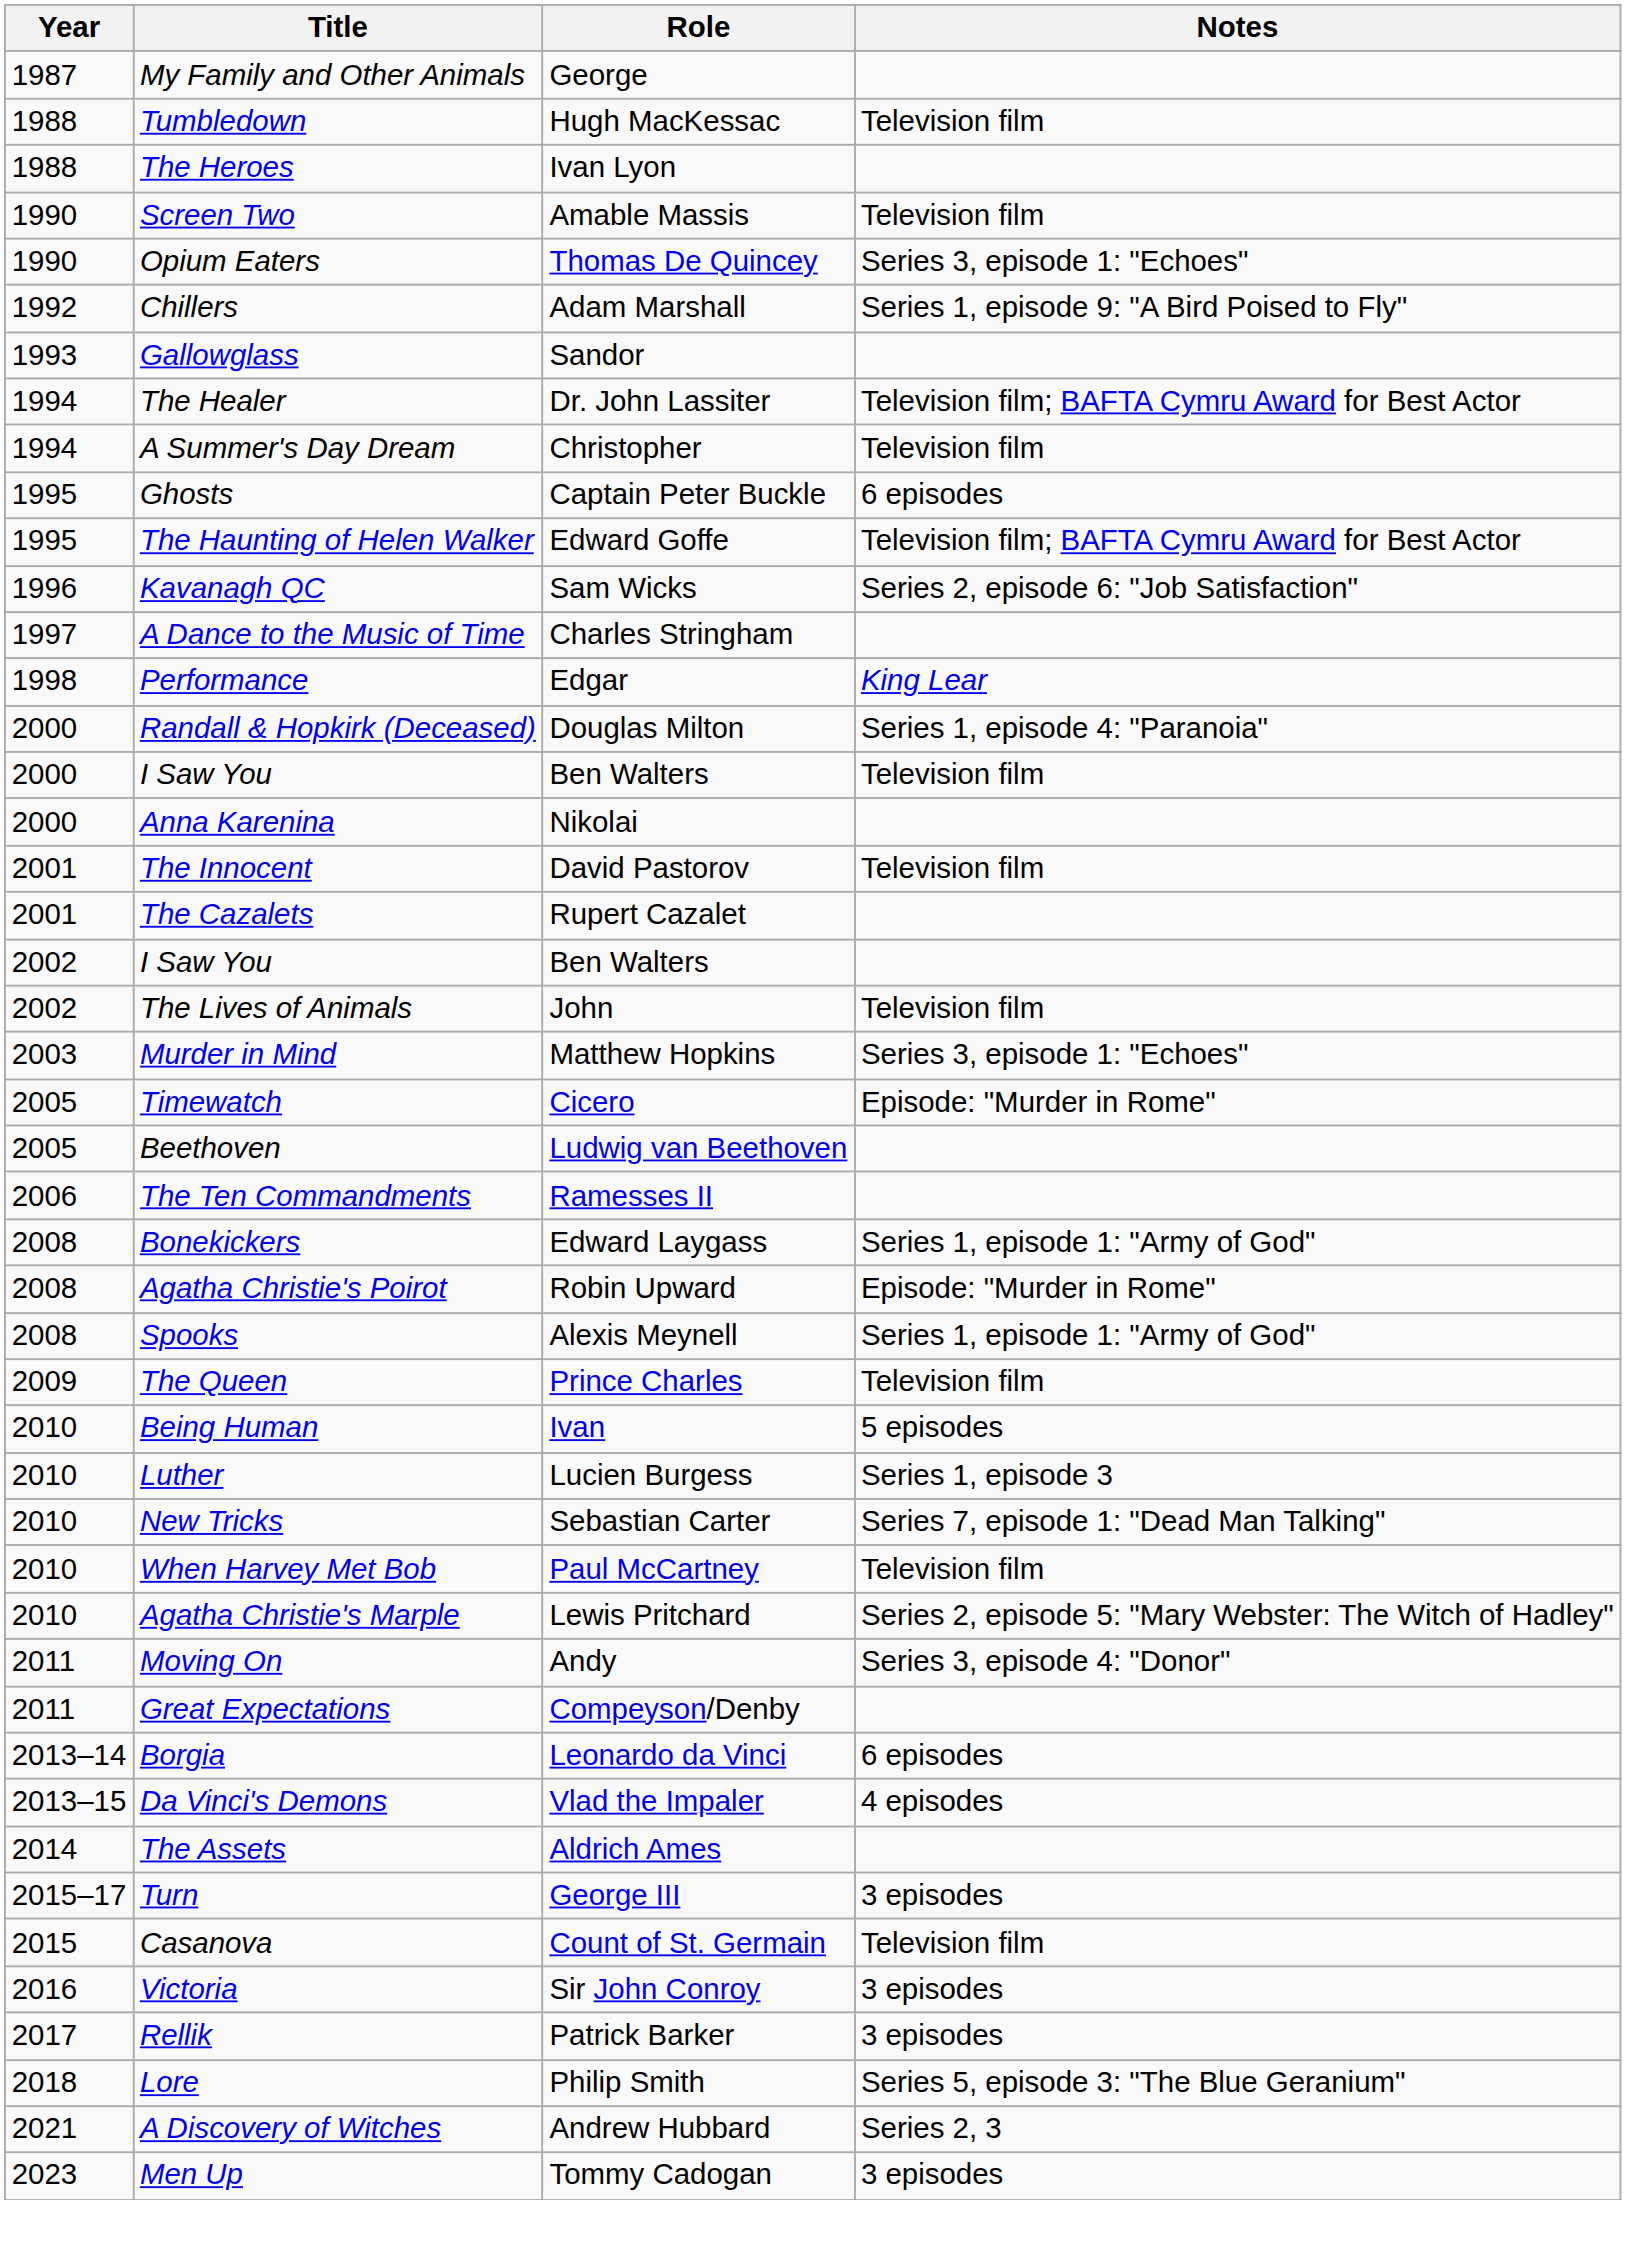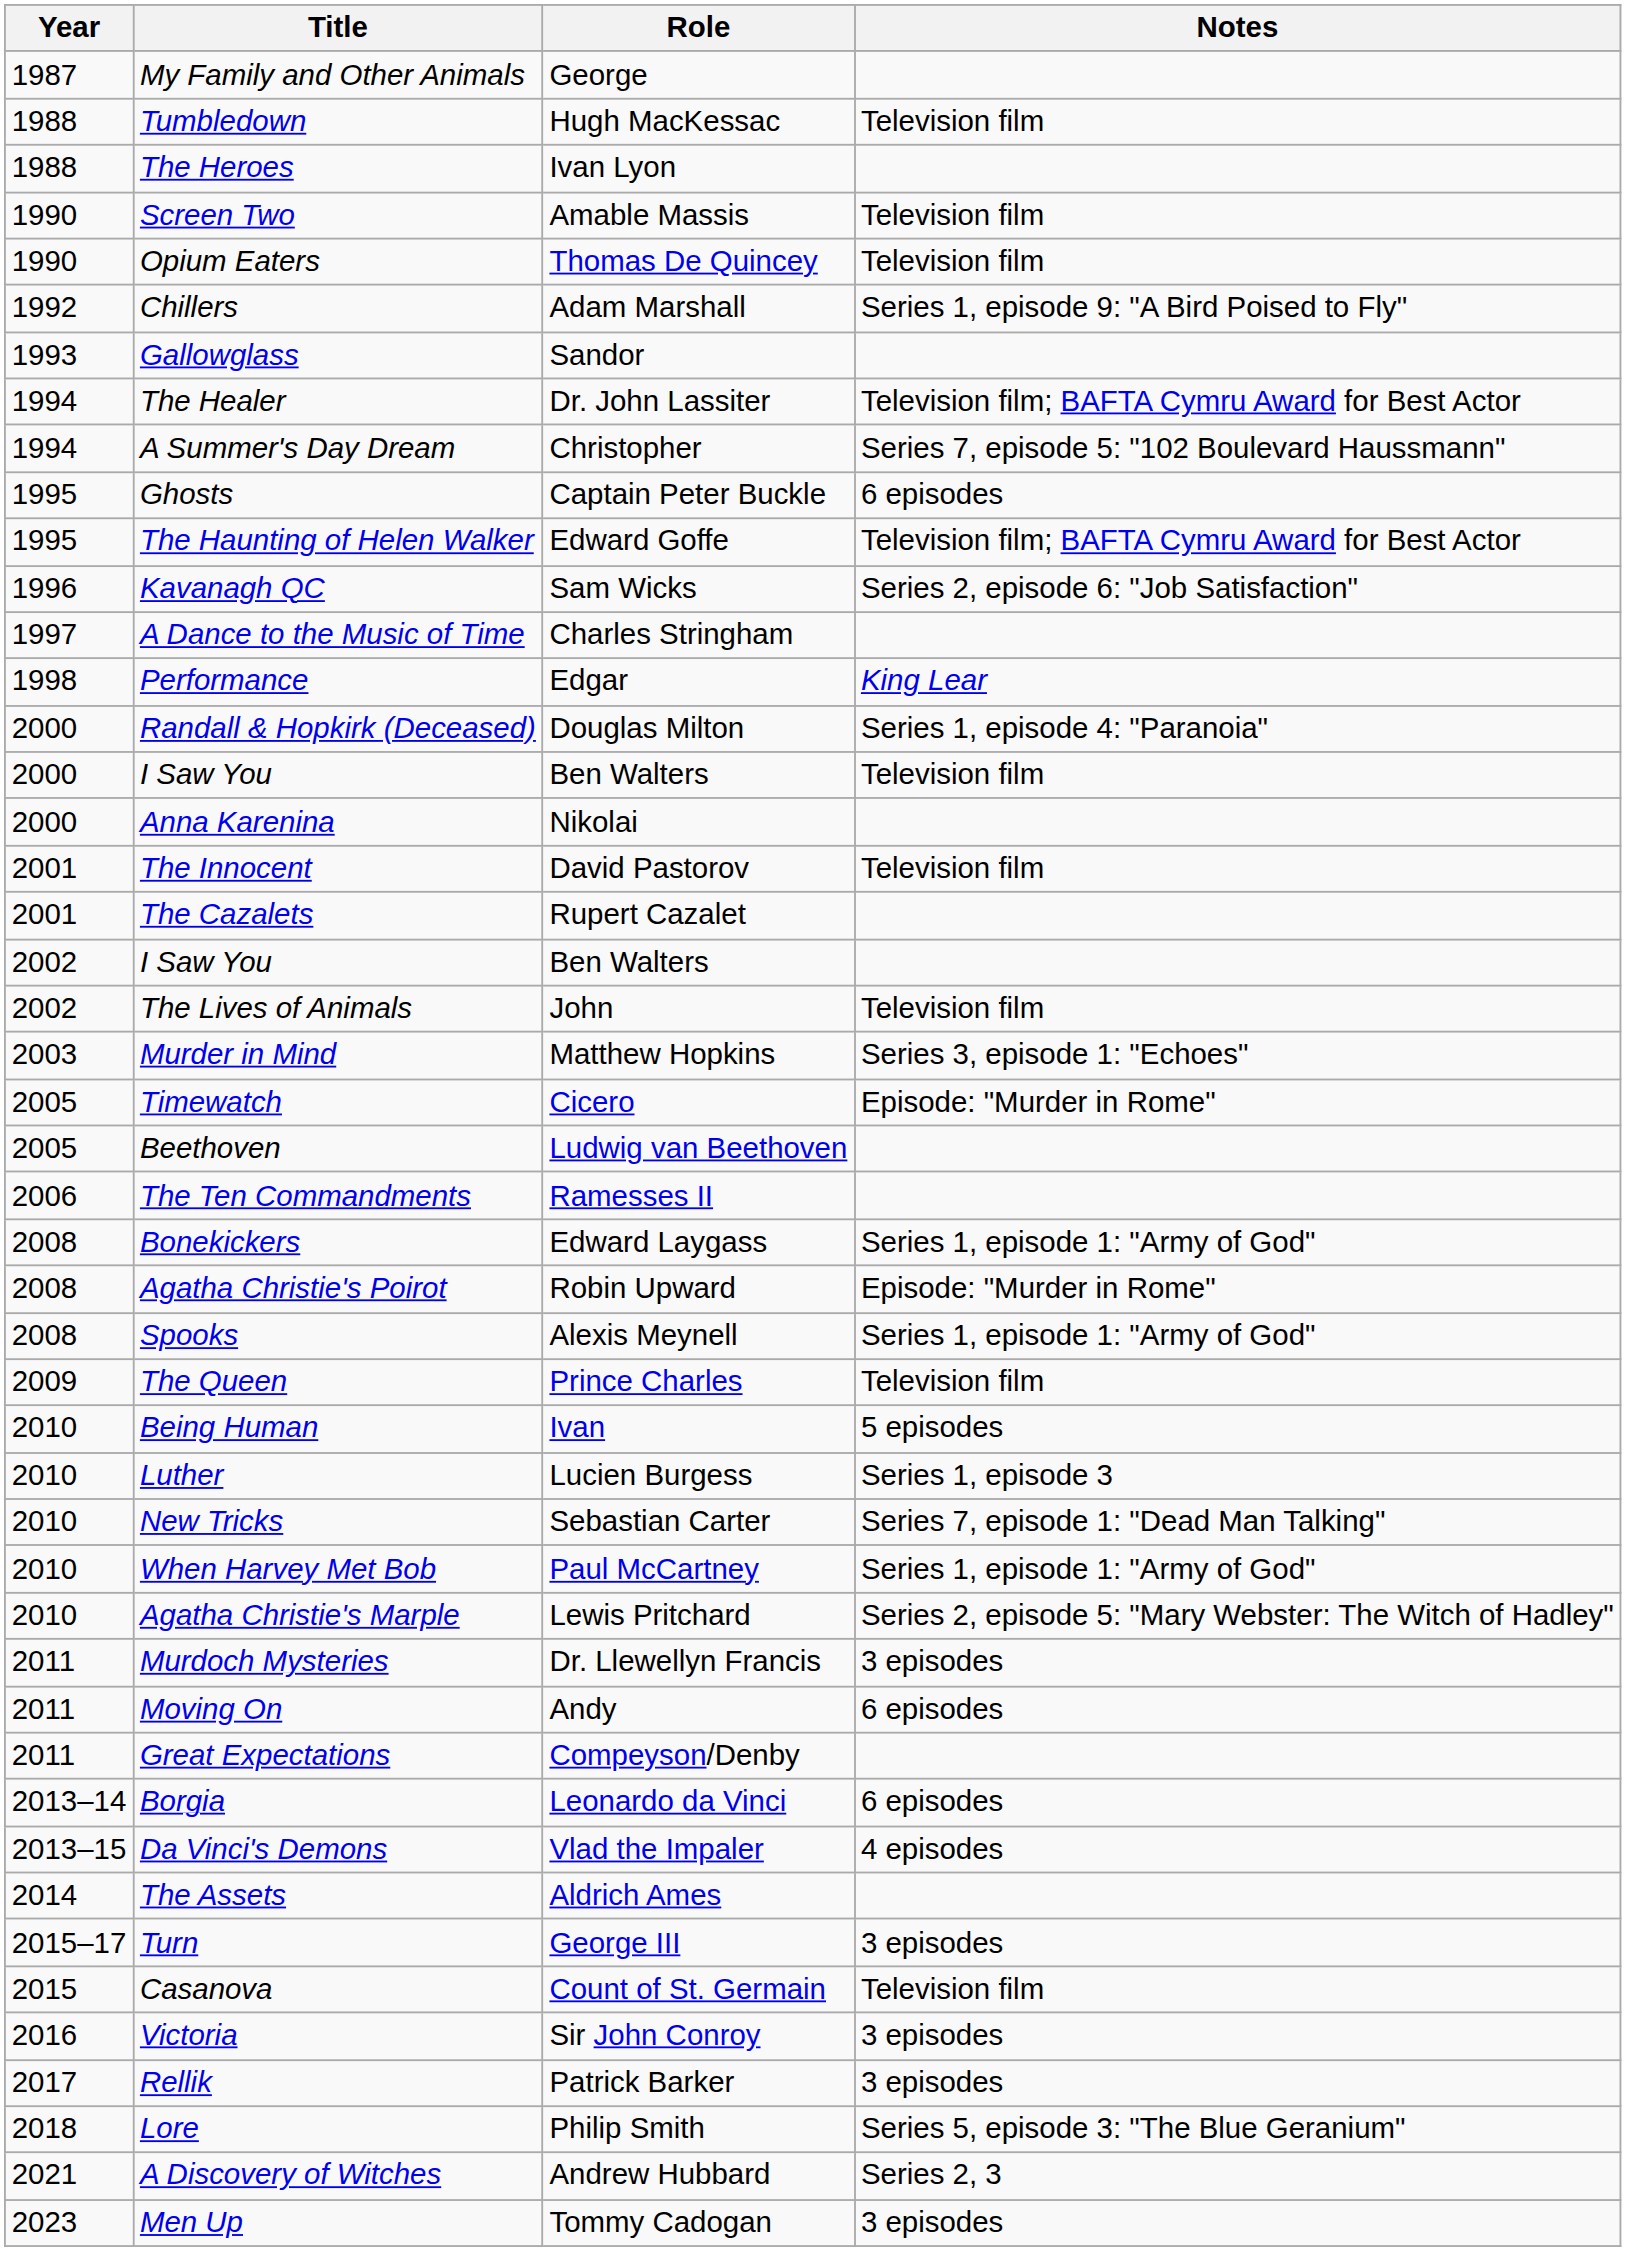(1055, 261) Series 3, episode 1: "Echoes" -> (953, 261) Television film
(953, 448) Television film -> (1183, 448) Series 7, episode 5: "102 Boulevard Haussmann"
(953, 1568) Television film -> (1088, 1568) Series 1, episode 1: "Army of God"
+ row: (43, 1661)
(1046, 1661) Series 3, episode 4: "Donor" -> (932, 1708) 6 episodes
